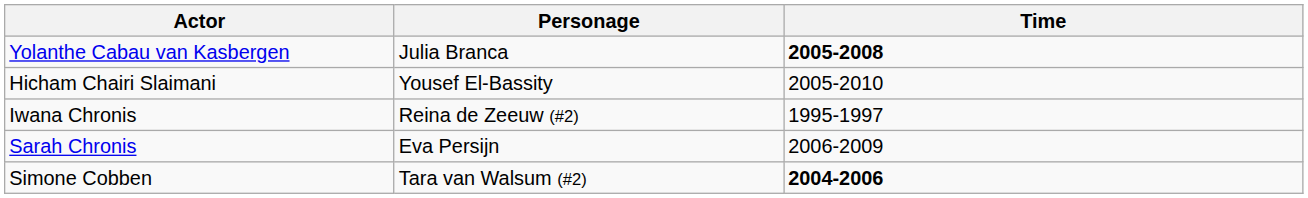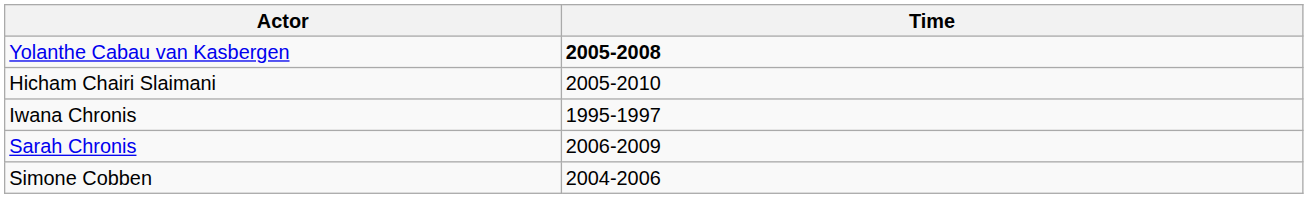- column: (589, 21)
(836, 178) bold -> (613, 178) normal
